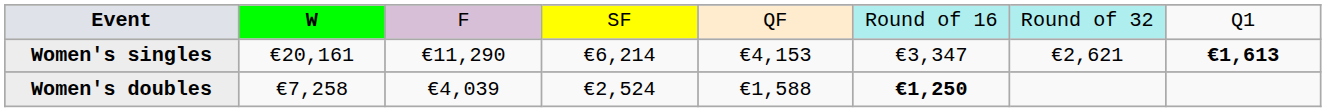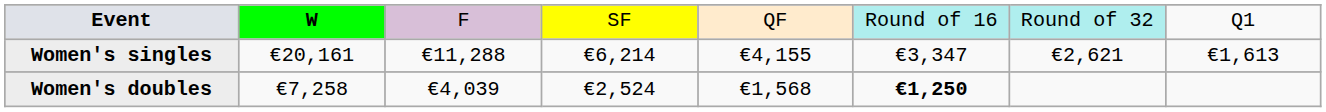(463, 55) €11,290 -> (463, 55) €11,288
(775, 55) €4,153 -> (775, 55) €4,155
(1243, 55) bold -> (1243, 55) normal
(775, 89) €1,588 -> (775, 89) €1,568
